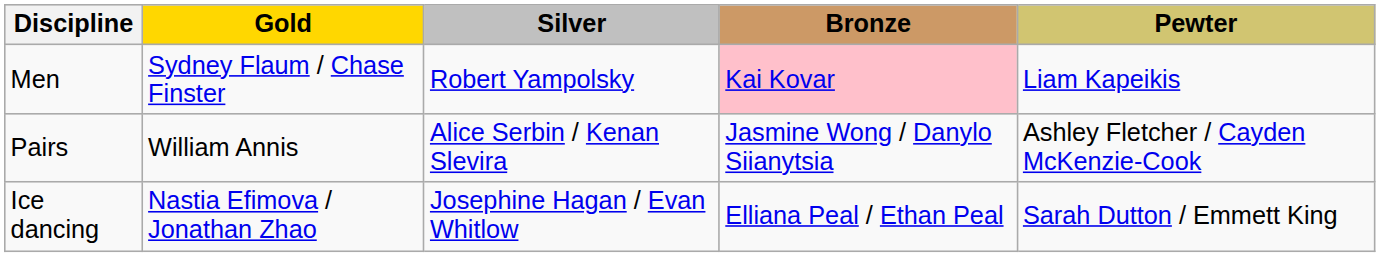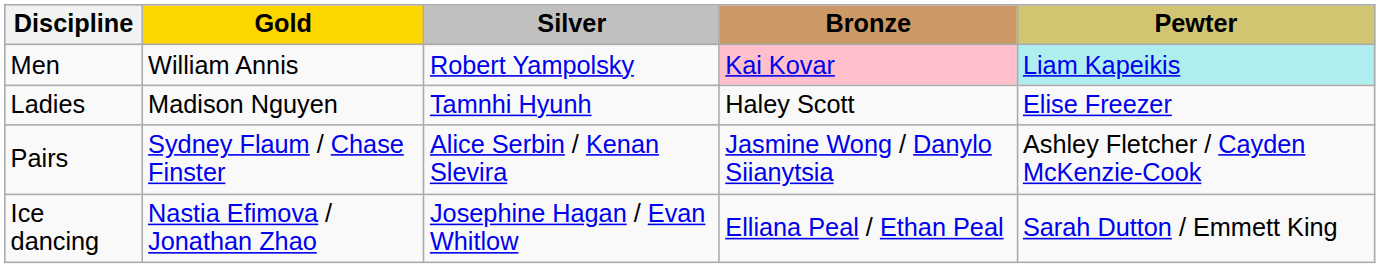(276, 78) Sydney Flaum / Chase Finster -> (223, 64) William Annis
(1102, 78) no background -> (1102, 64) paleturquoise background
+ row: (48, 104)
(223, 147) William Annis -> (276, 159) Sydney Flaum / Chase Finster
